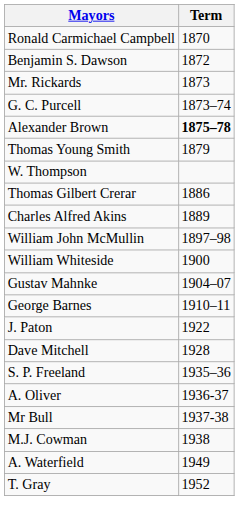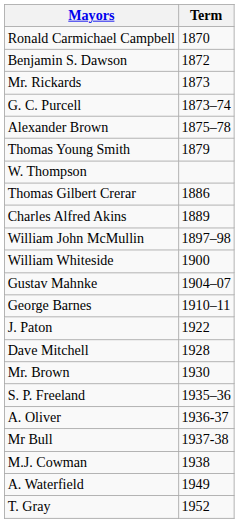(206, 127) bold -> (206, 127) normal
+ row: (39, 372)
